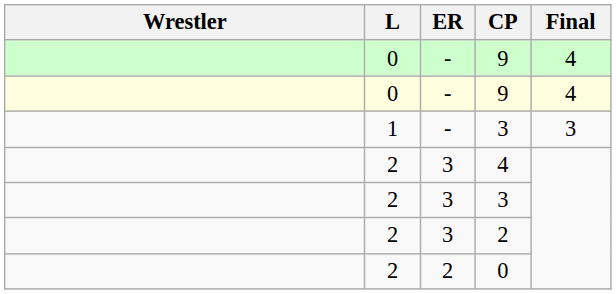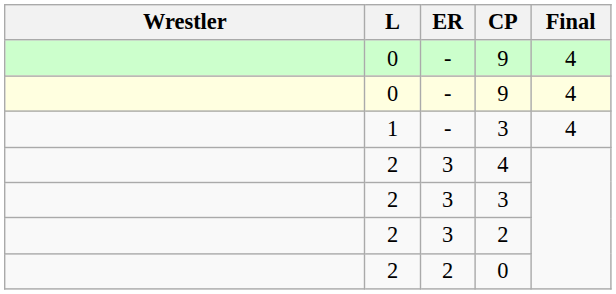(571, 128) 3 -> (571, 128) 4
